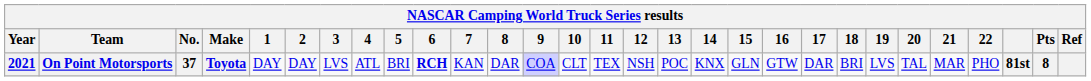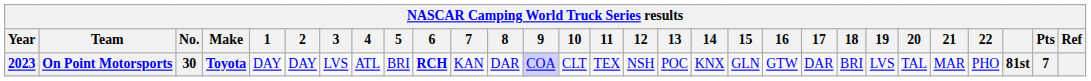(22, 64) 2021 -> (22, 64) 2023
(189, 64) 37 -> (189, 64) 30
(1046, 64) 8 -> (1046, 64) 7
